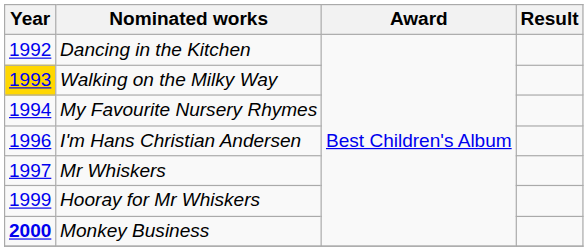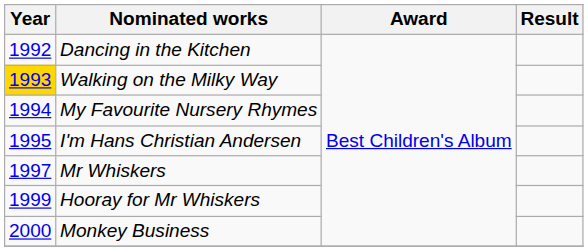(30, 140) 1996 -> (30, 140) 1995
(30, 230) bold -> (30, 230) normal
